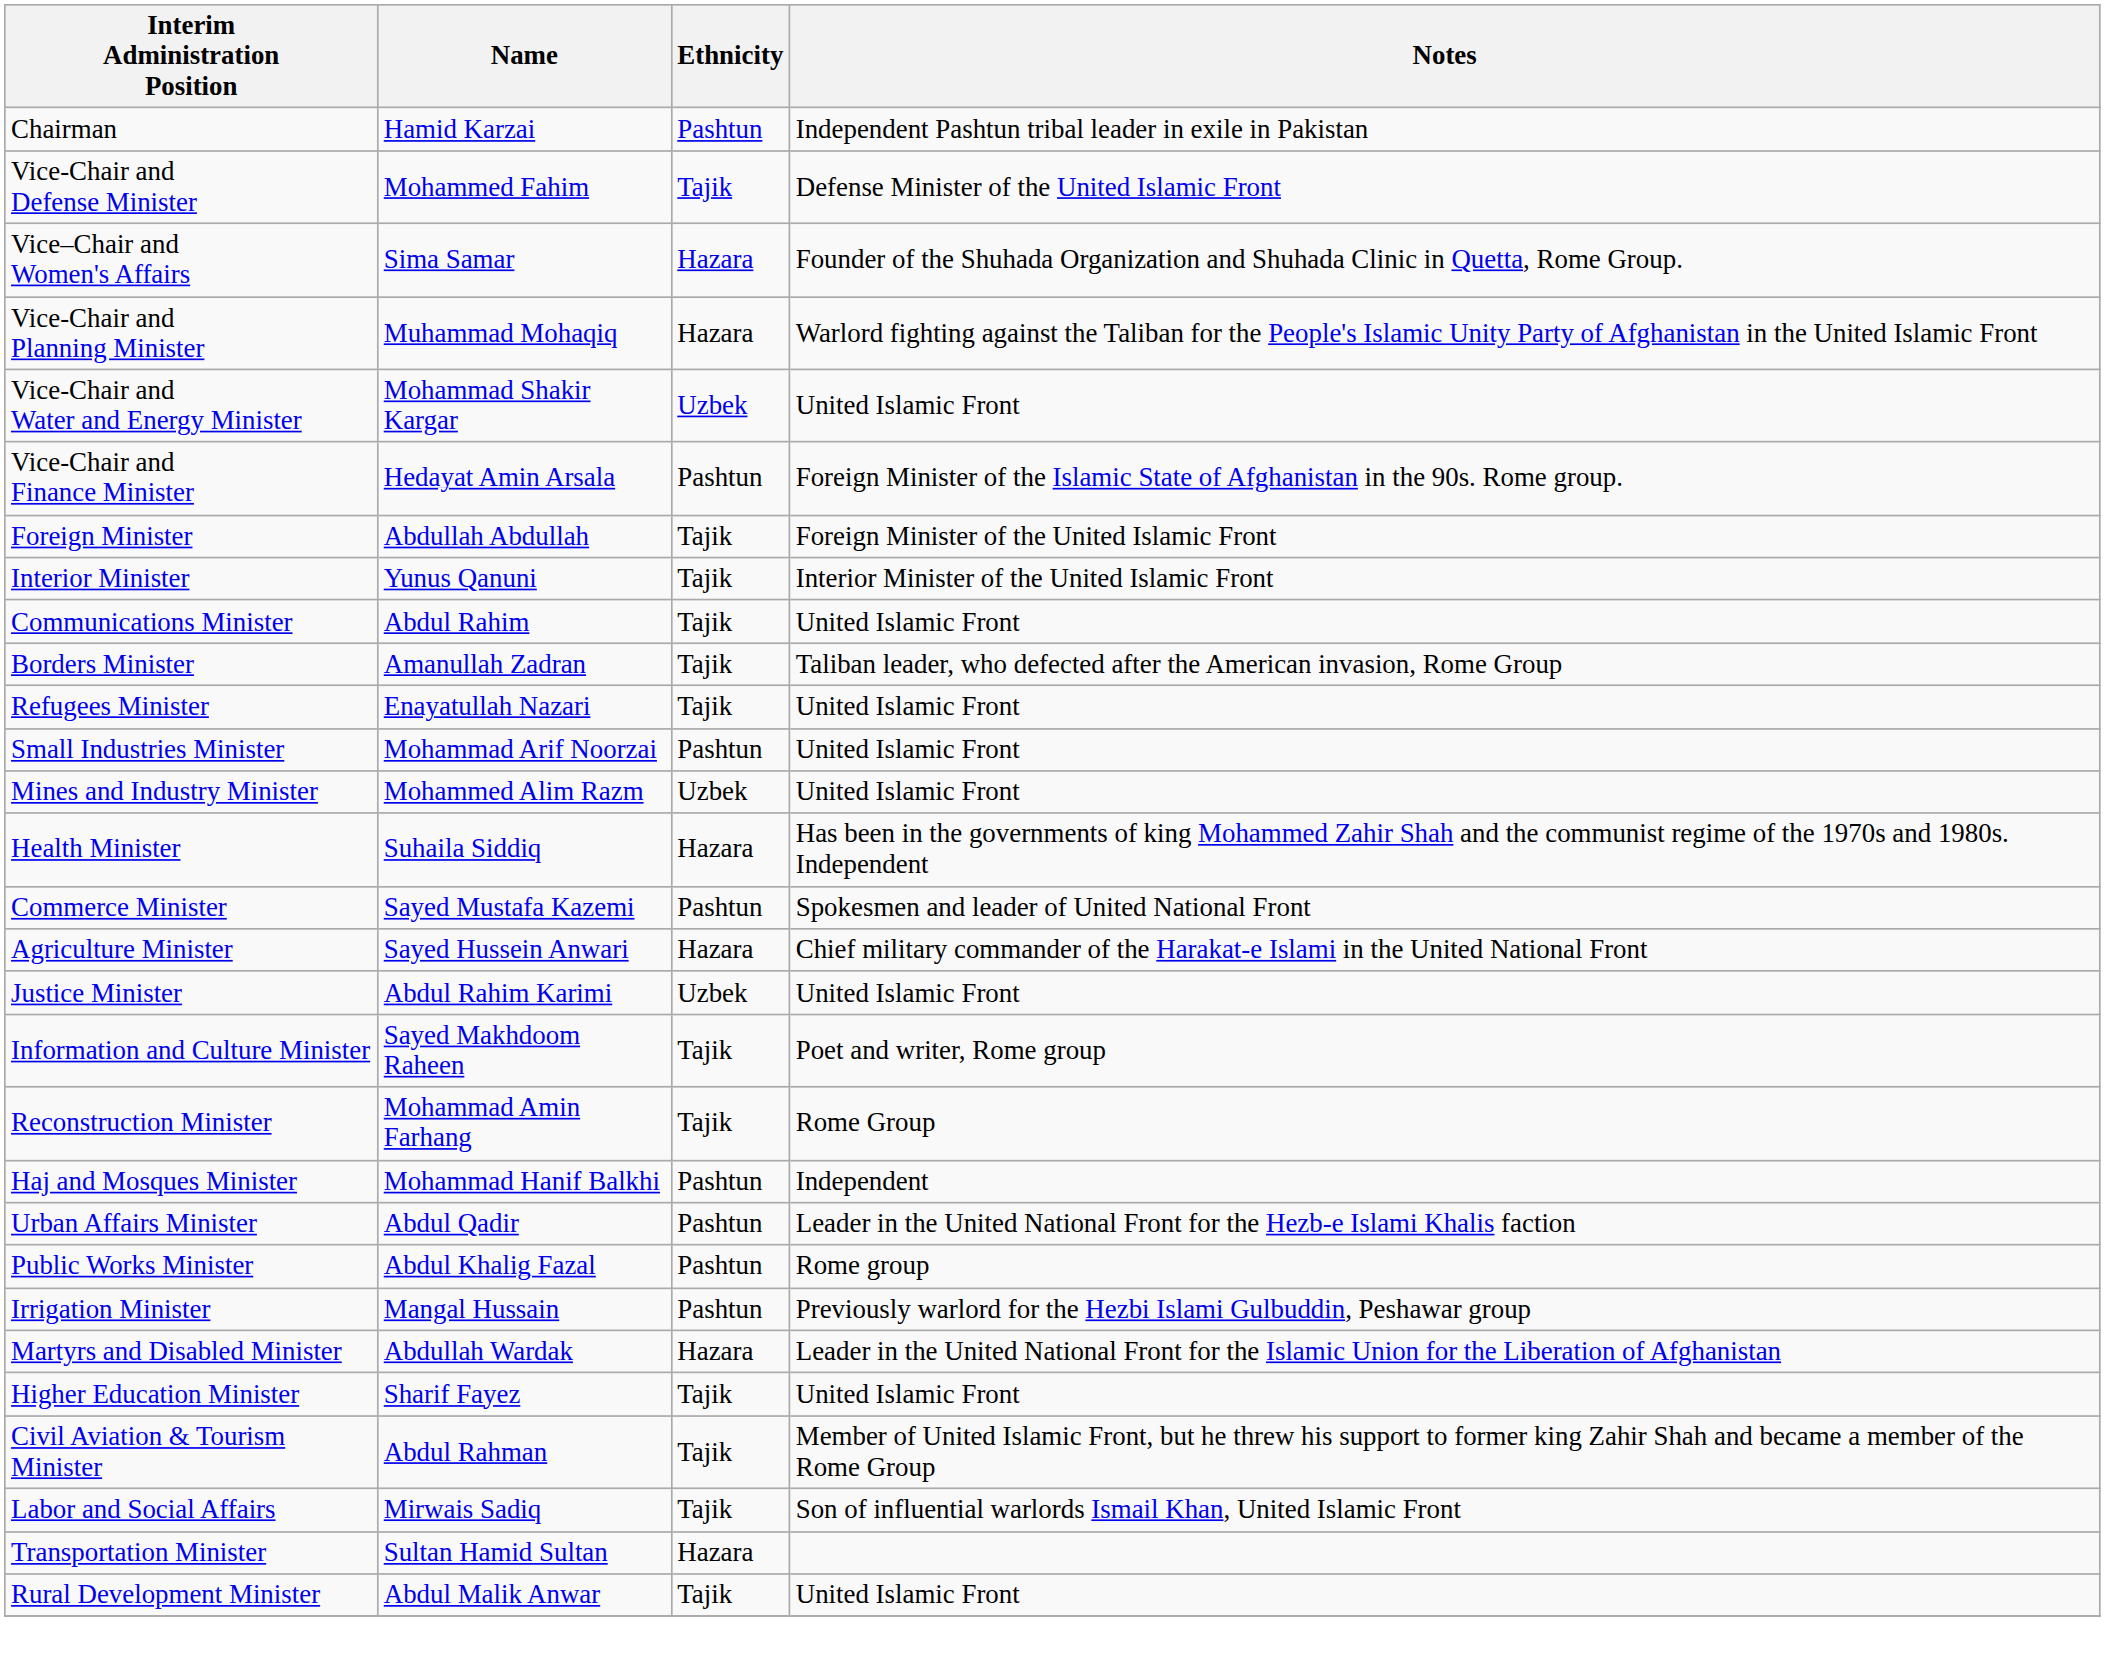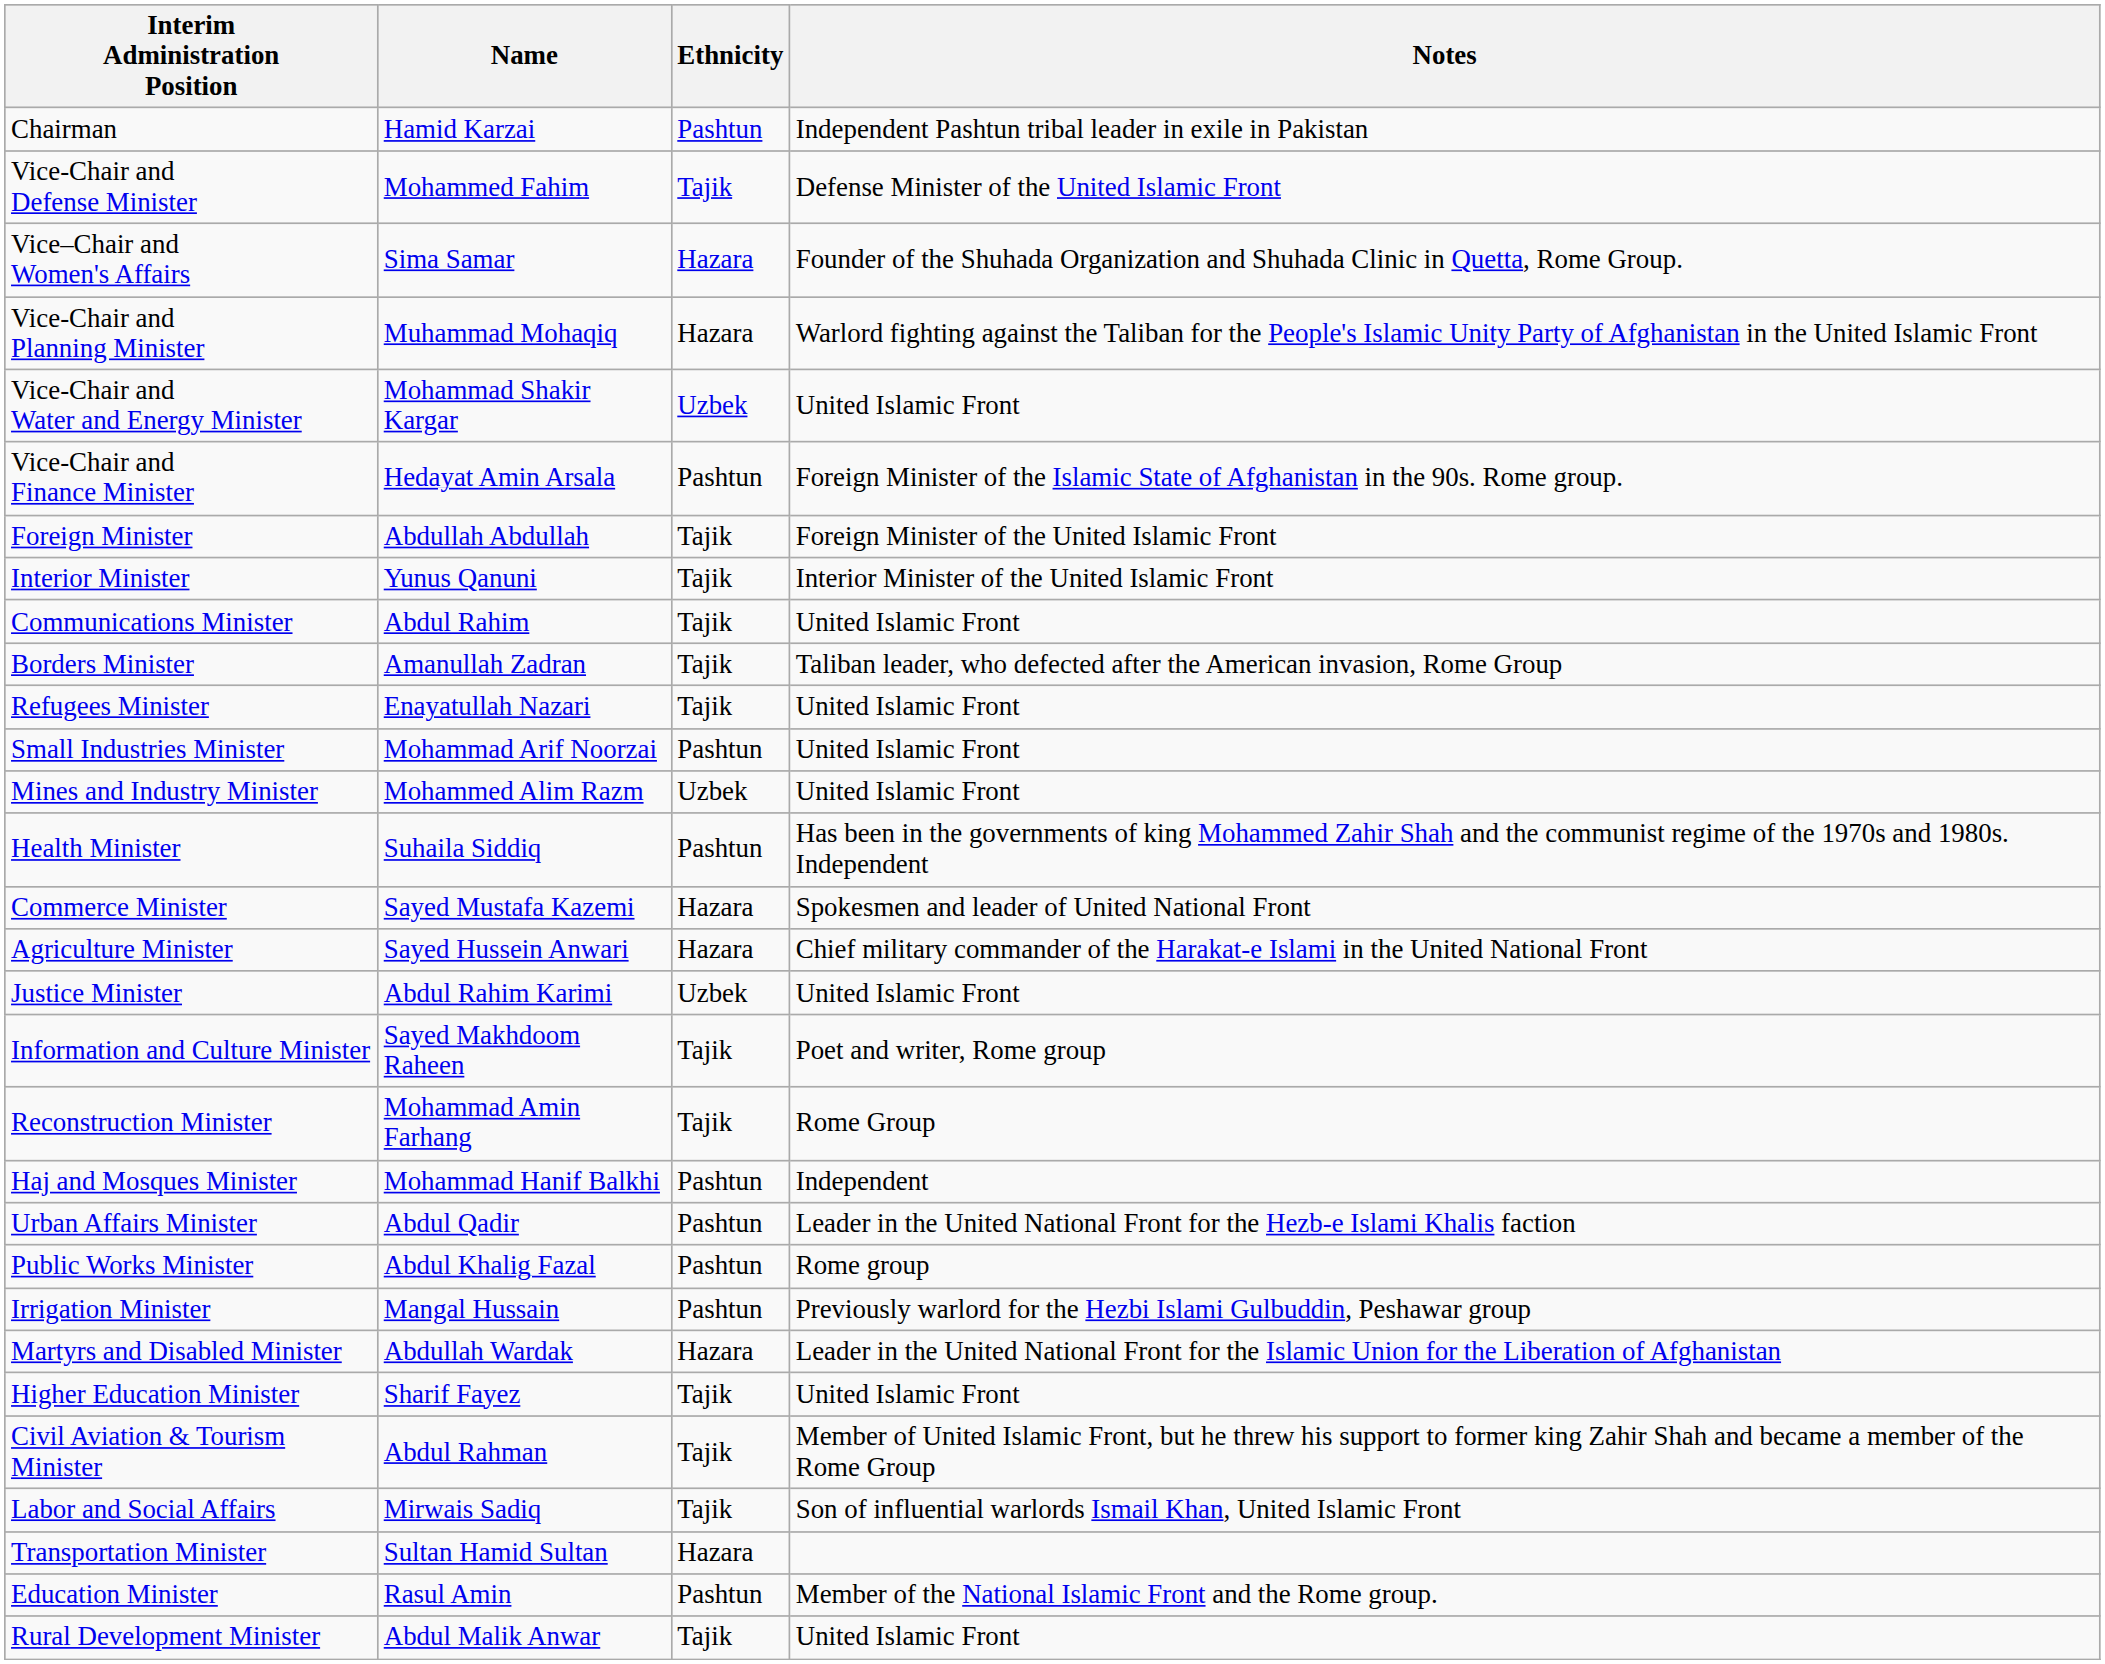(715, 849) Hazara -> (720, 849) Pashtun
(720, 907) Pashtun -> (715, 907) Hazara
+ row: (114, 1594)
